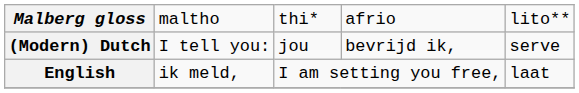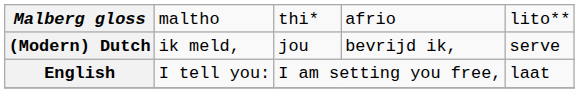(214, 46) I tell you: -> (199, 46) ik meld,
(199, 74) ik meld, -> (214, 74) I tell you:
